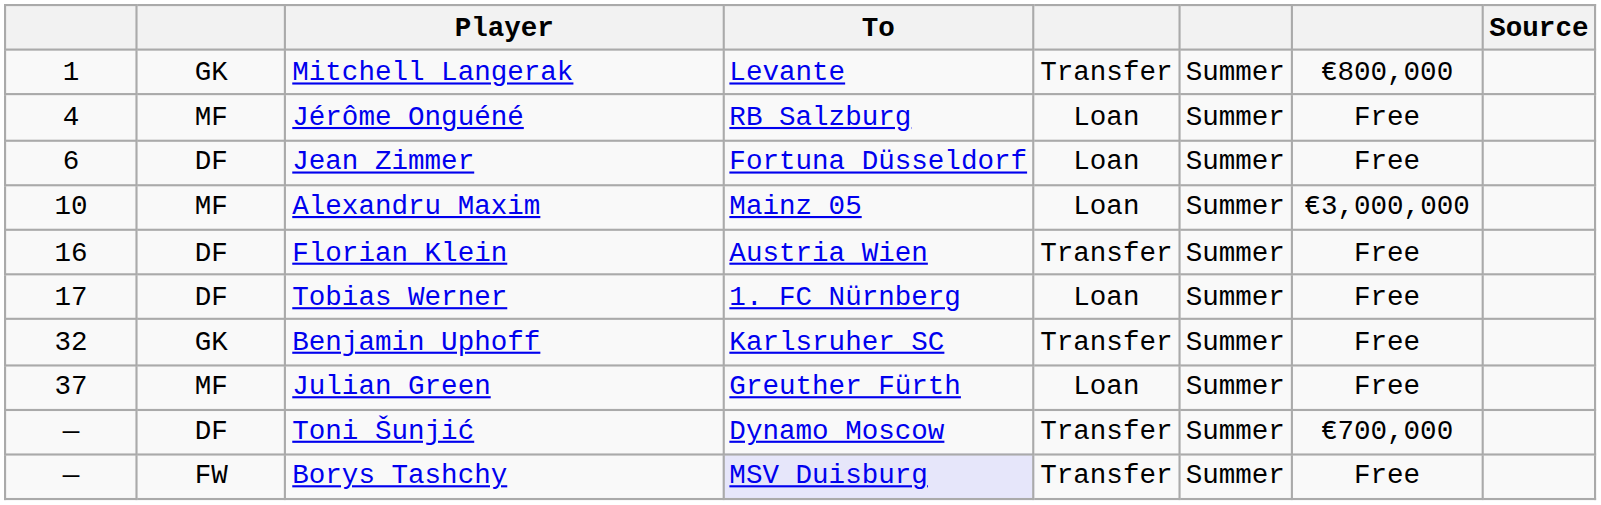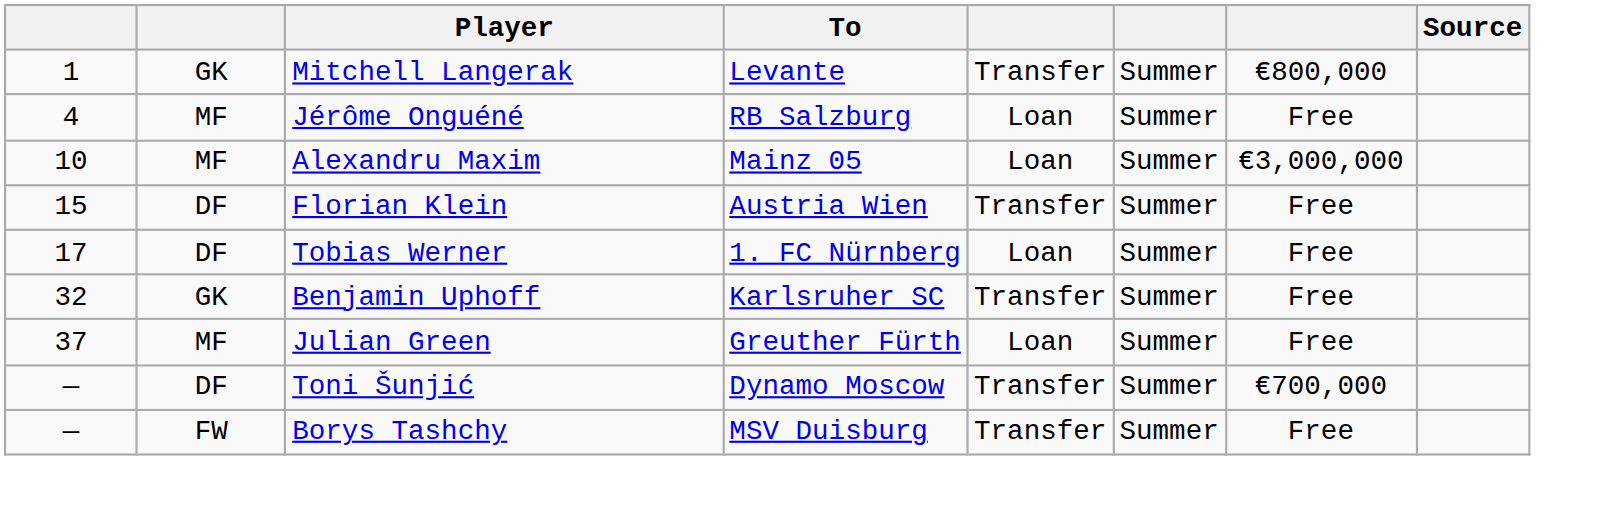- row: (383, 162)
(71, 252) 16 -> (71, 207) 15
(829, 477) lavender background -> (829, 432) no background
